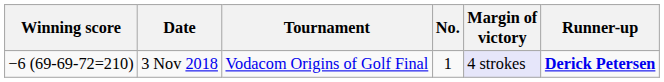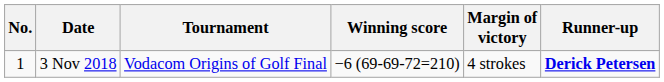columns swapped: (448, 27) <-> (71, 27)
(496, 64) lavender background -> (496, 64) no background
